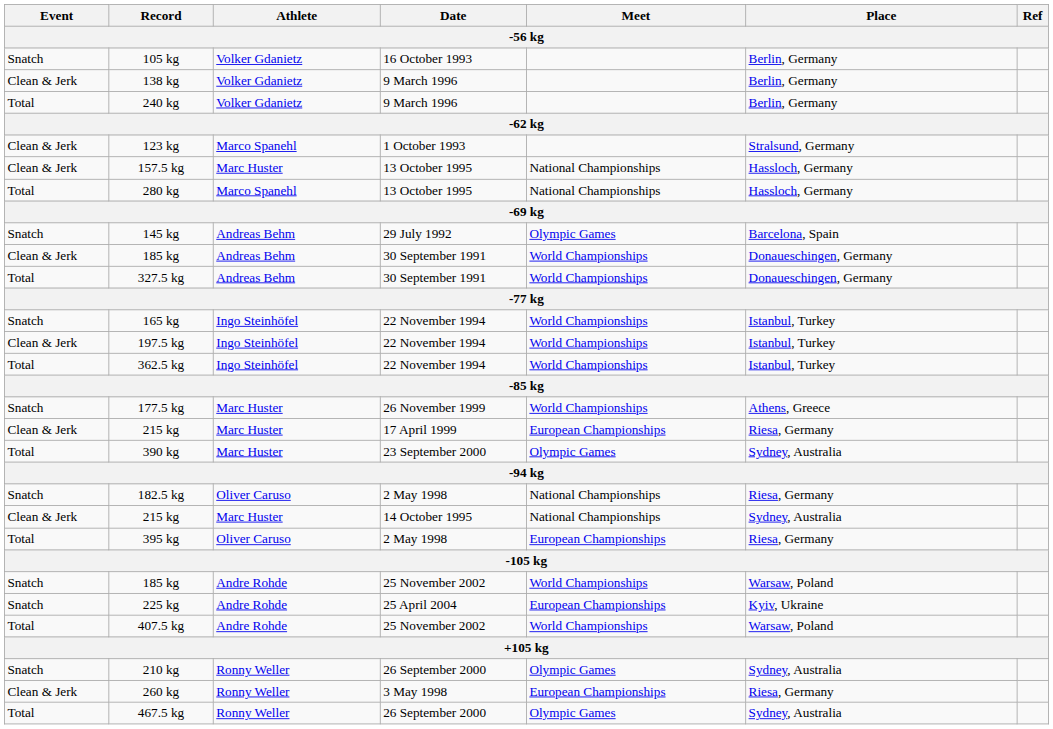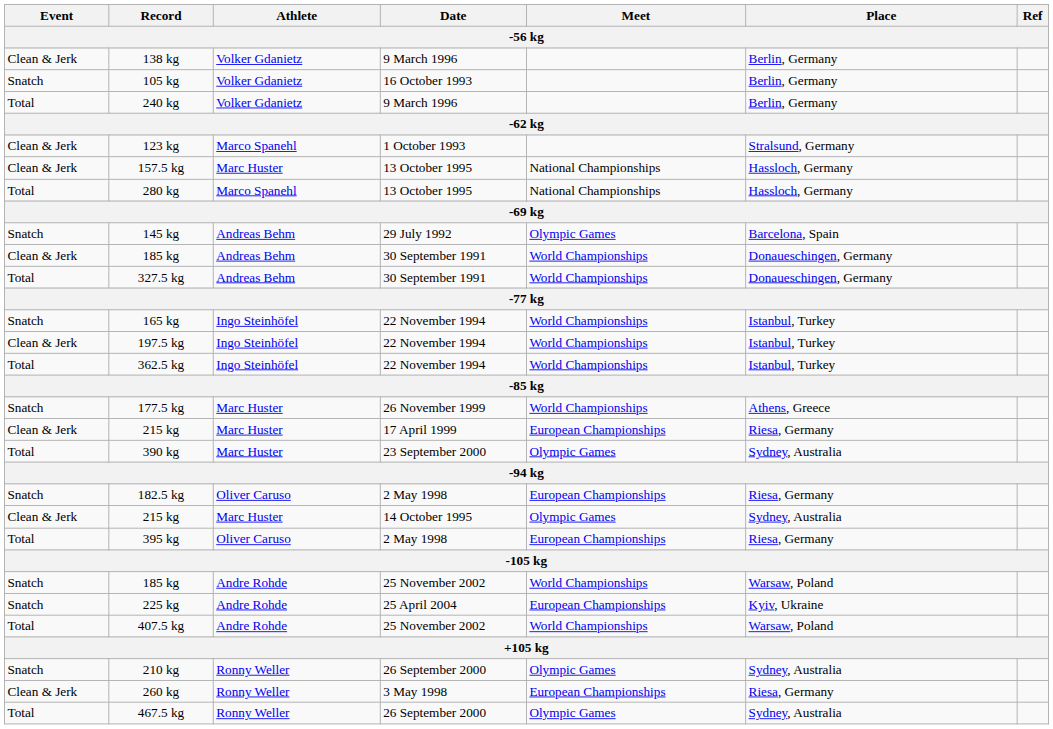rows swapped: (161, 59) <-> (161, 81)
(595, 495) National Championships -> (597, 495) European Championships
(595, 517) National Championships -> (573, 517) Olympic Games
